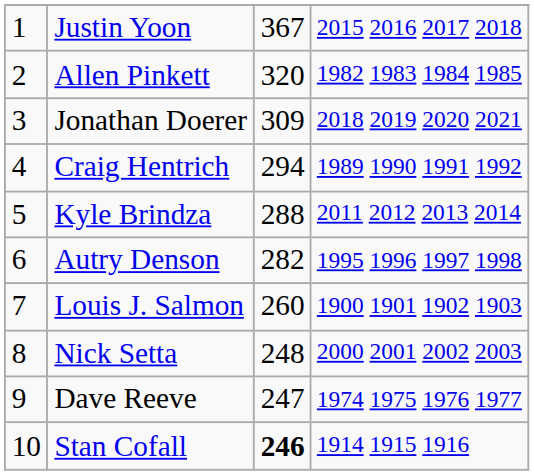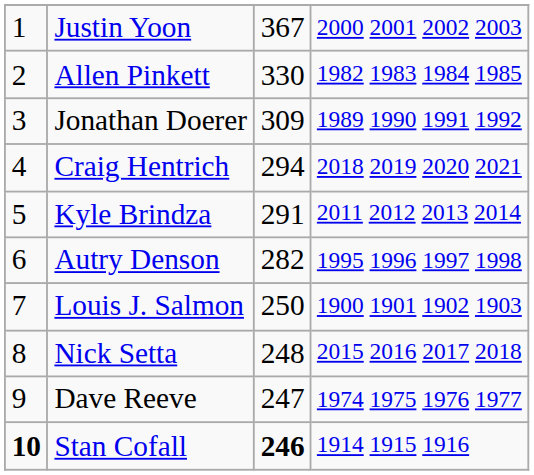(419, 27) 2015 2016 2017 2018 -> (419, 27) 2000 2001 2002 2003
(283, 74) 320 -> (283, 74) 330
(419, 120) 2018 2019 2020 2021 -> (419, 120) 1989 1990 1991 1992
(419, 167) 1989 1990 1991 1992 -> (419, 167) 2018 2019 2020 2021
(283, 213) 288 -> (283, 213) 291
(283, 306) 260 -> (283, 306) 250
(419, 352) 2000 2001 2002 2003 -> (419, 352) 2015 2016 2017 2018
(26, 445) normal -> (26, 445) bold
